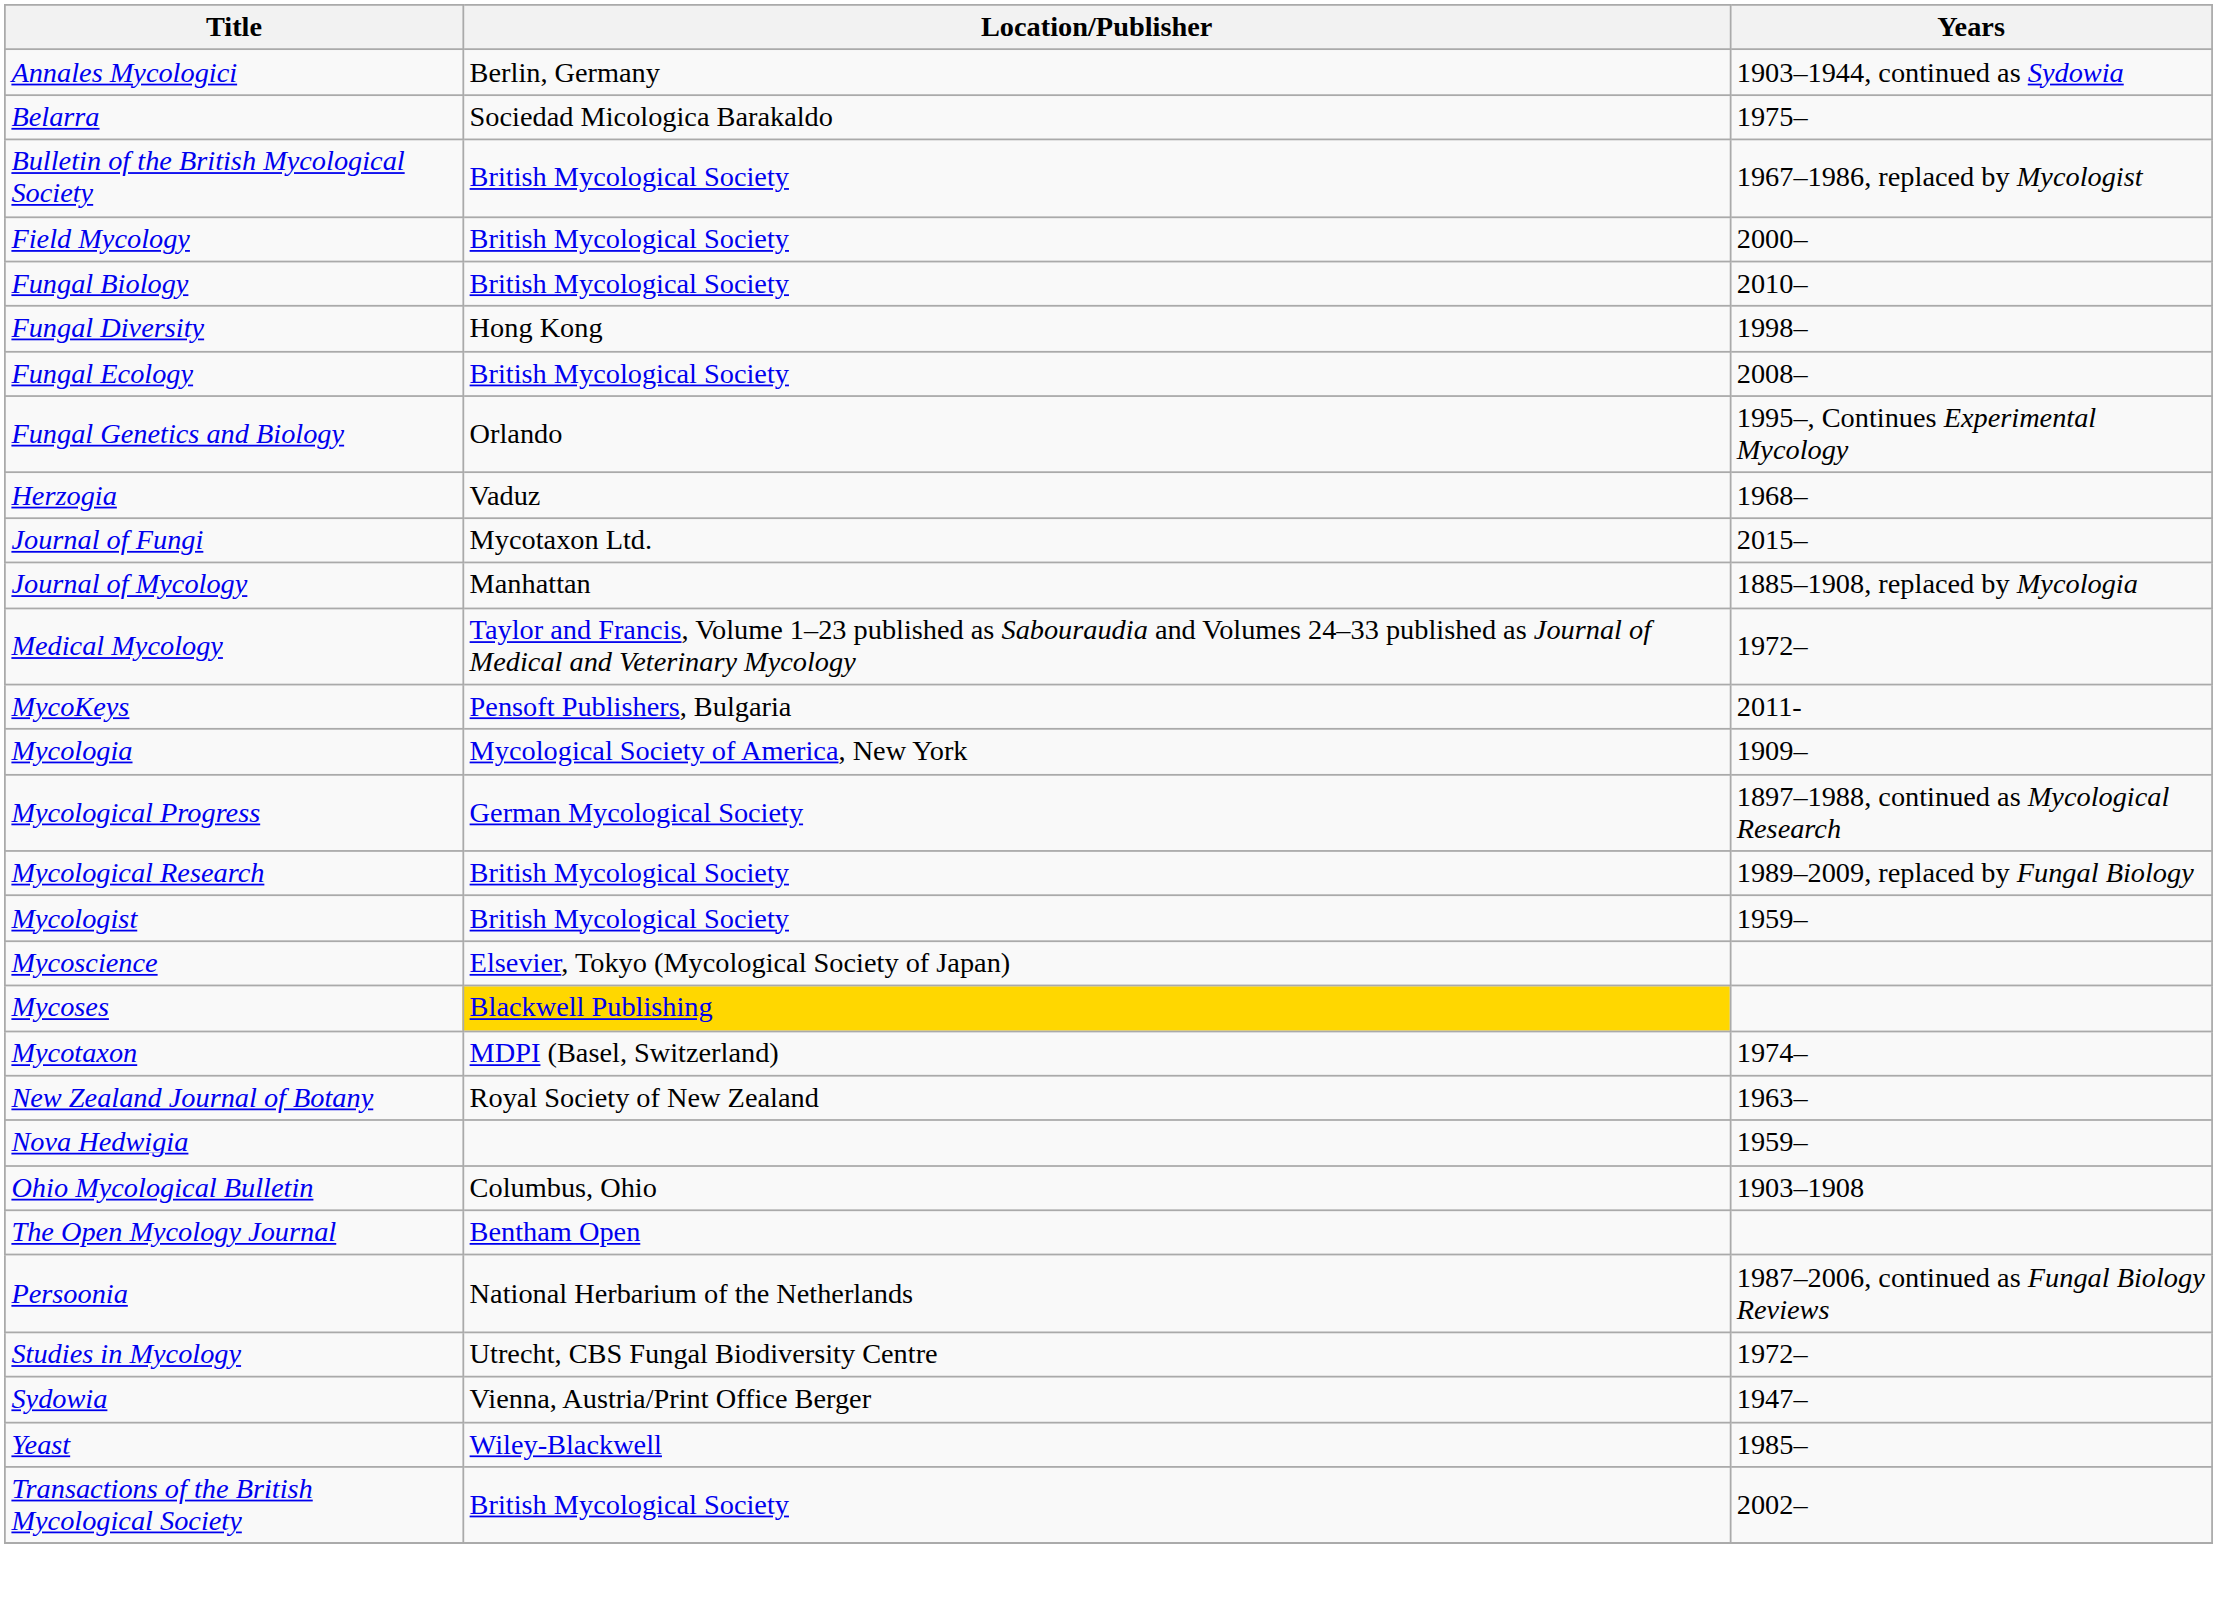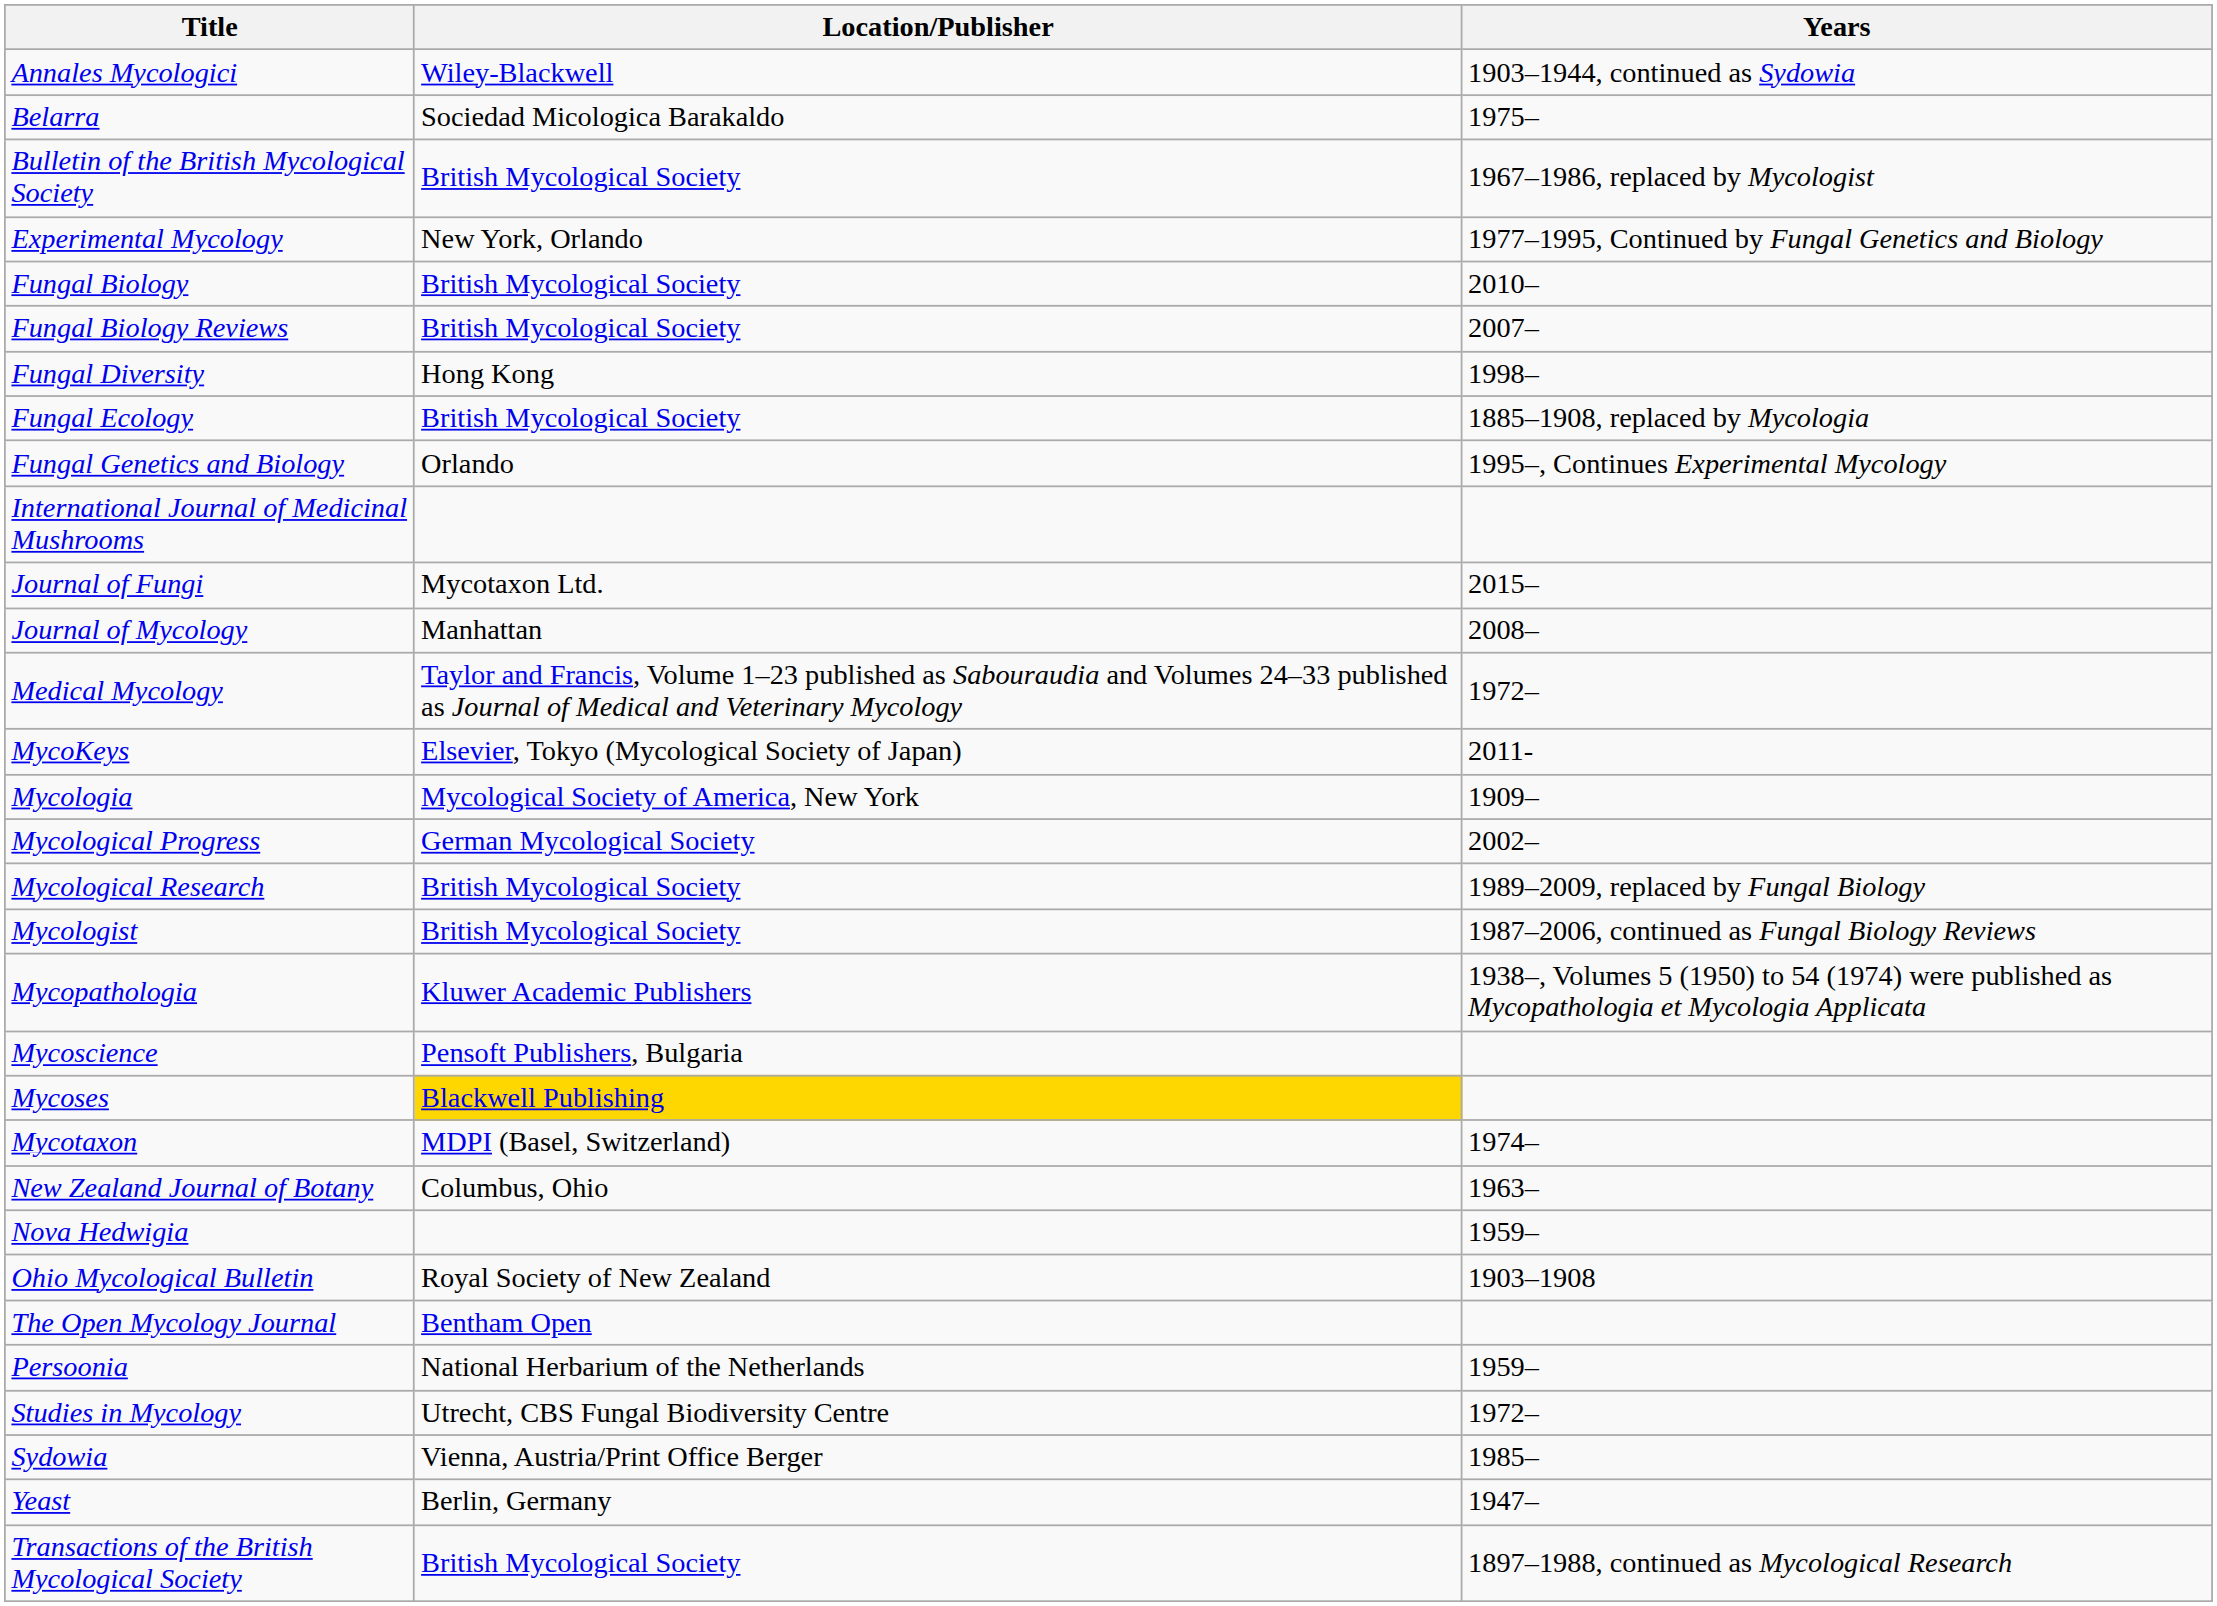(565, 71) Berlin, Germany -> (517, 71) Wiley-Blackwell
+ row: (147, 238)
- row: (101, 238)
+ row: (150, 328)
(1772, 373) 2008– -> (1669, 418) 1885–1908, replaced by Mycologia
- row: (64, 494)
+ row: (209, 523)
(1937, 584) 1885–1908, replaced by Mycologia -> (1504, 629) 2008–
(630, 706) Pensoft Publishers, Bulgaria -> (691, 751) Elsevier, Tokyo (Mycological Society of Japan)
(1953, 812) 1897–1988, continued as Mycological Research -> (1504, 841) 2002–
(1772, 917) 1959– -> (1752, 930) 1987–2006, continued as Fungal Biology Reviews
+ row: (104, 991)
(740, 962) Elsevier, Tokyo (Mycological Society of Japan) -> (582, 1052) Pensoft Publishers, Bulgaria
(644, 1097) Royal Society of New Zealand -> (515, 1187) Columbus, Ohio
(563, 1187) Columbus, Ohio -> (596, 1277) Royal Society of New Zealand
(1971, 1293) 1987–2006, continued as Fungal Biology Reviews -> (1504, 1367) 1959–
(1772, 1398) 1947– -> (1504, 1456) 1985–
(566, 1443) Wiley-Blackwell -> (516, 1501) Berlin, Germany
(1772, 1443) 1985– -> (1504, 1501) 1947–
(1772, 1504) 2002– -> (1740, 1562) 1897–1988, continued as Mycological Research
